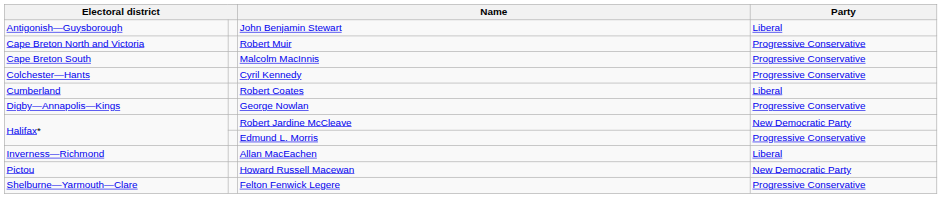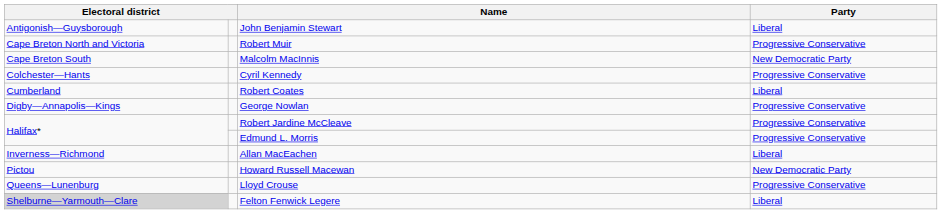(809, 59) Progressive Conservative -> (802, 59) New Democratic Party
(802, 122) New Democratic Party -> (809, 122) Progressive Conservative
+ row: (269, 185)
(72, 185) no background -> (72, 201) lightgrey background
(809, 185) Progressive Conservative -> (767, 201) Liberal
